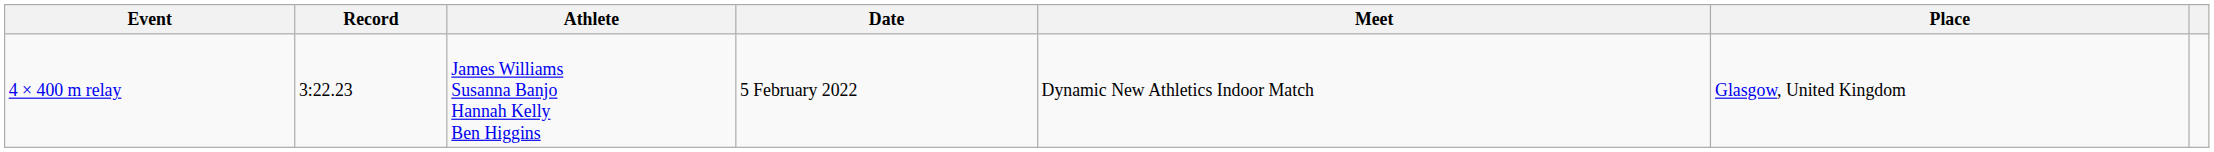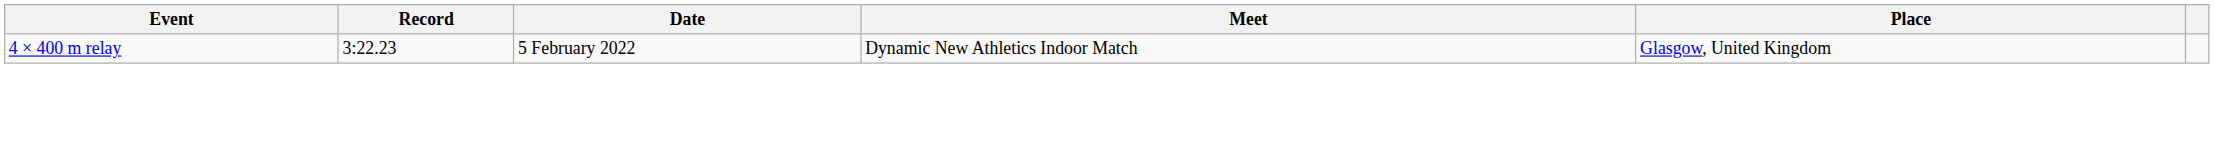- column: (591, 19)
